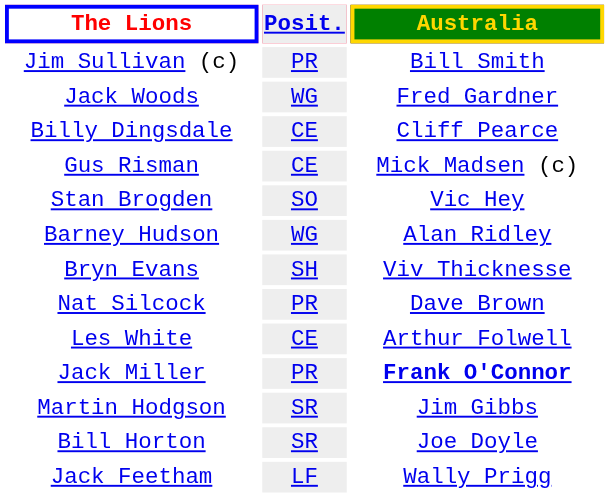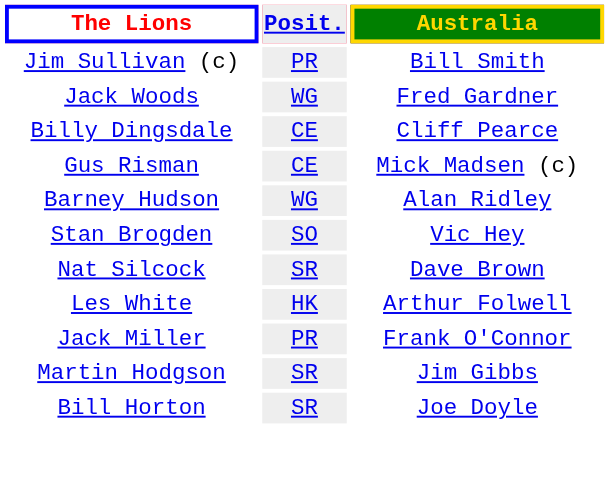rows swapped: (132, 235) <-> (132, 201)
- row: (132, 270)
(304, 304) PR -> (304, 270) SR
(304, 339) CE -> (304, 304) HK
(477, 373) bold -> (477, 339) normal
- row: (132, 477)
